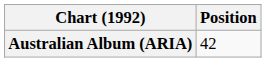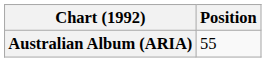(208, 43) 42 -> (208, 43) 55
